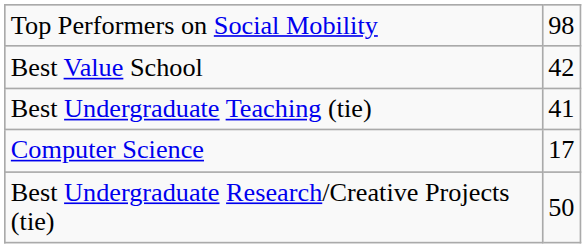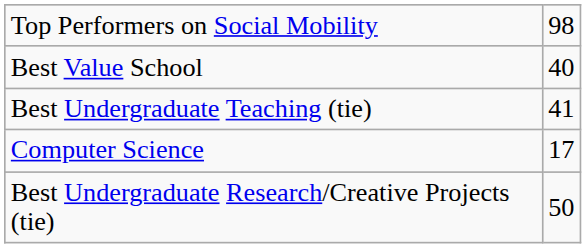(561, 66) 42 -> (561, 66) 40
